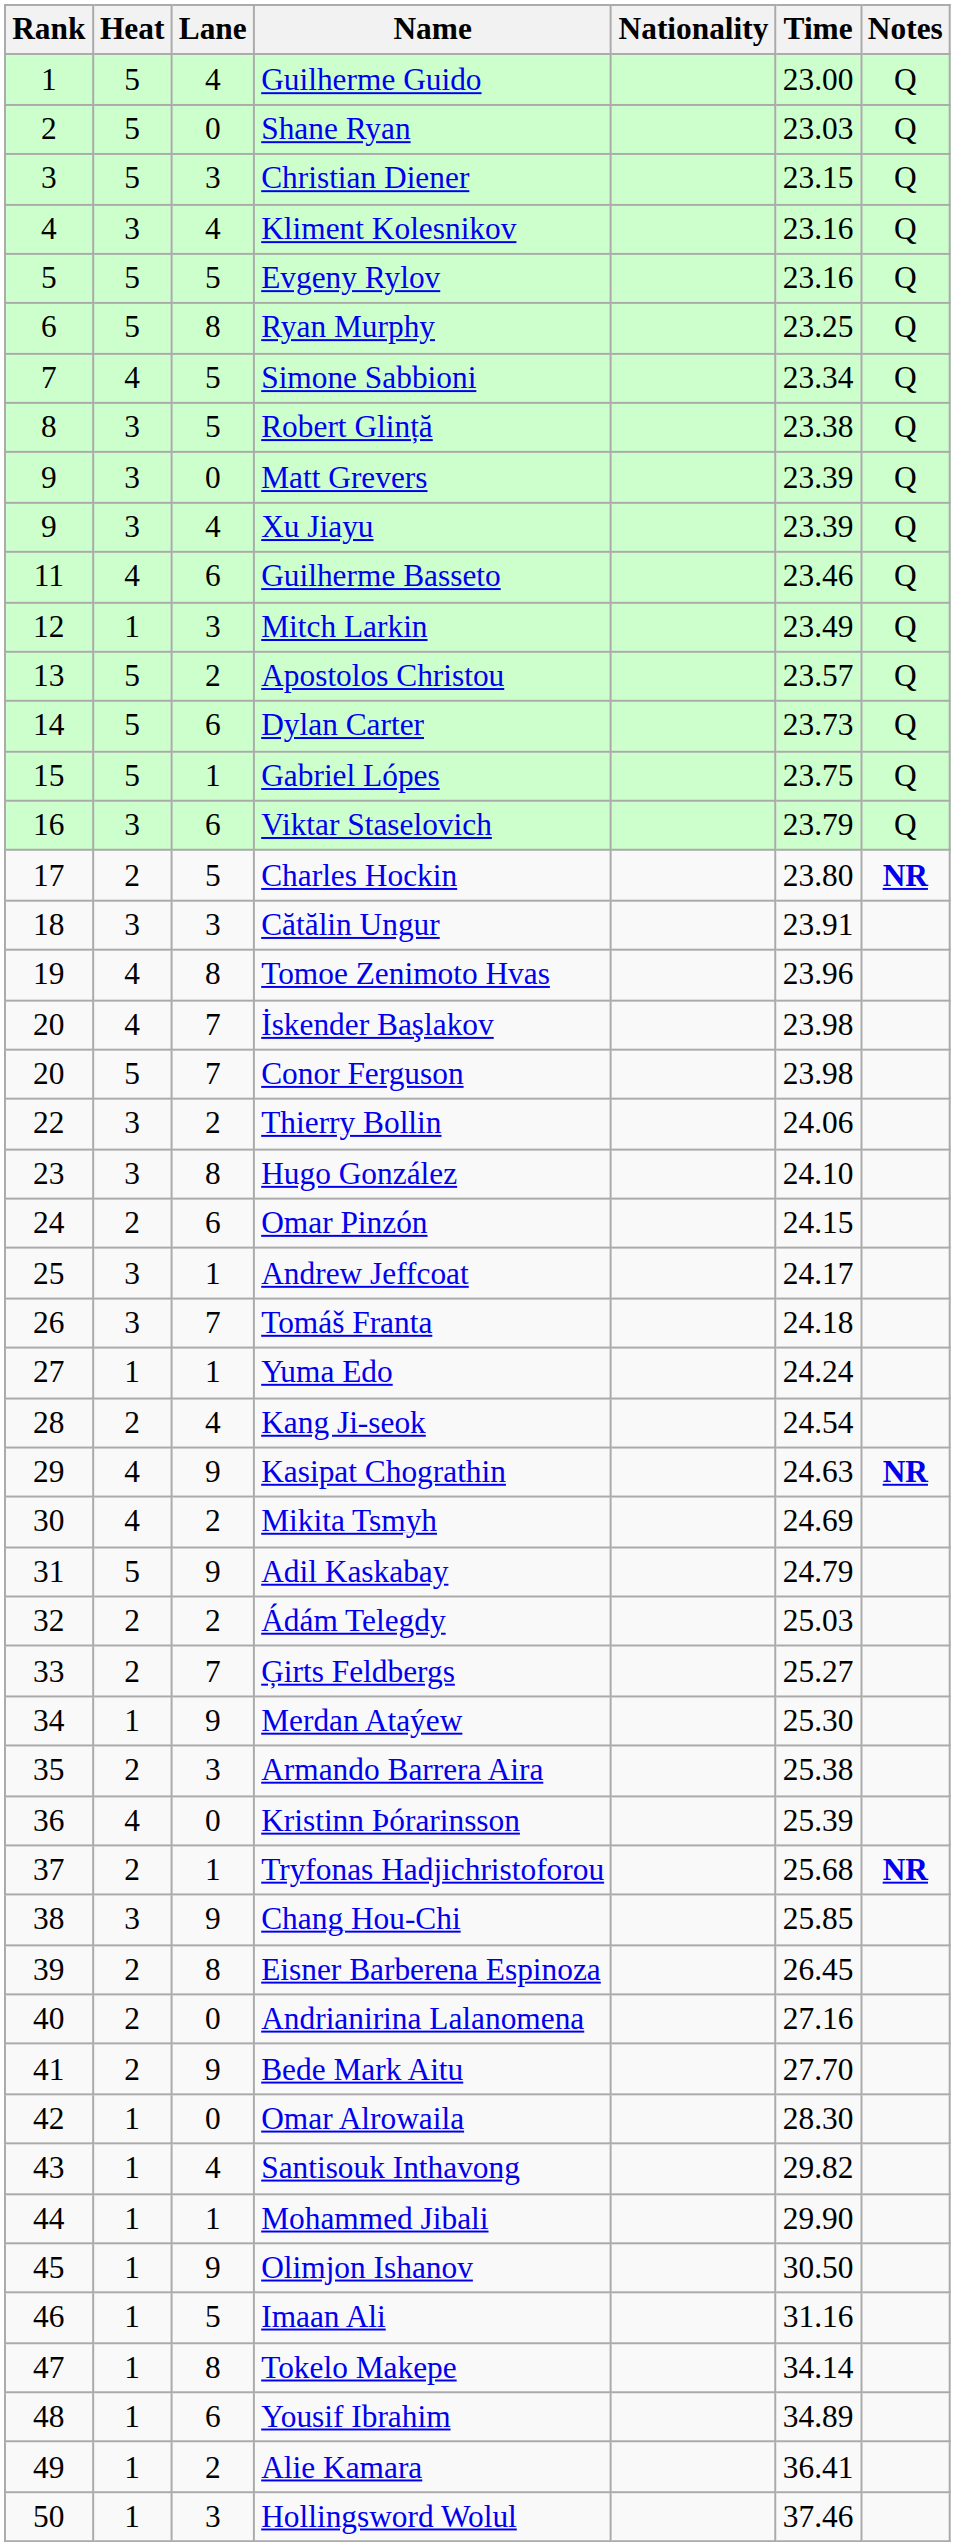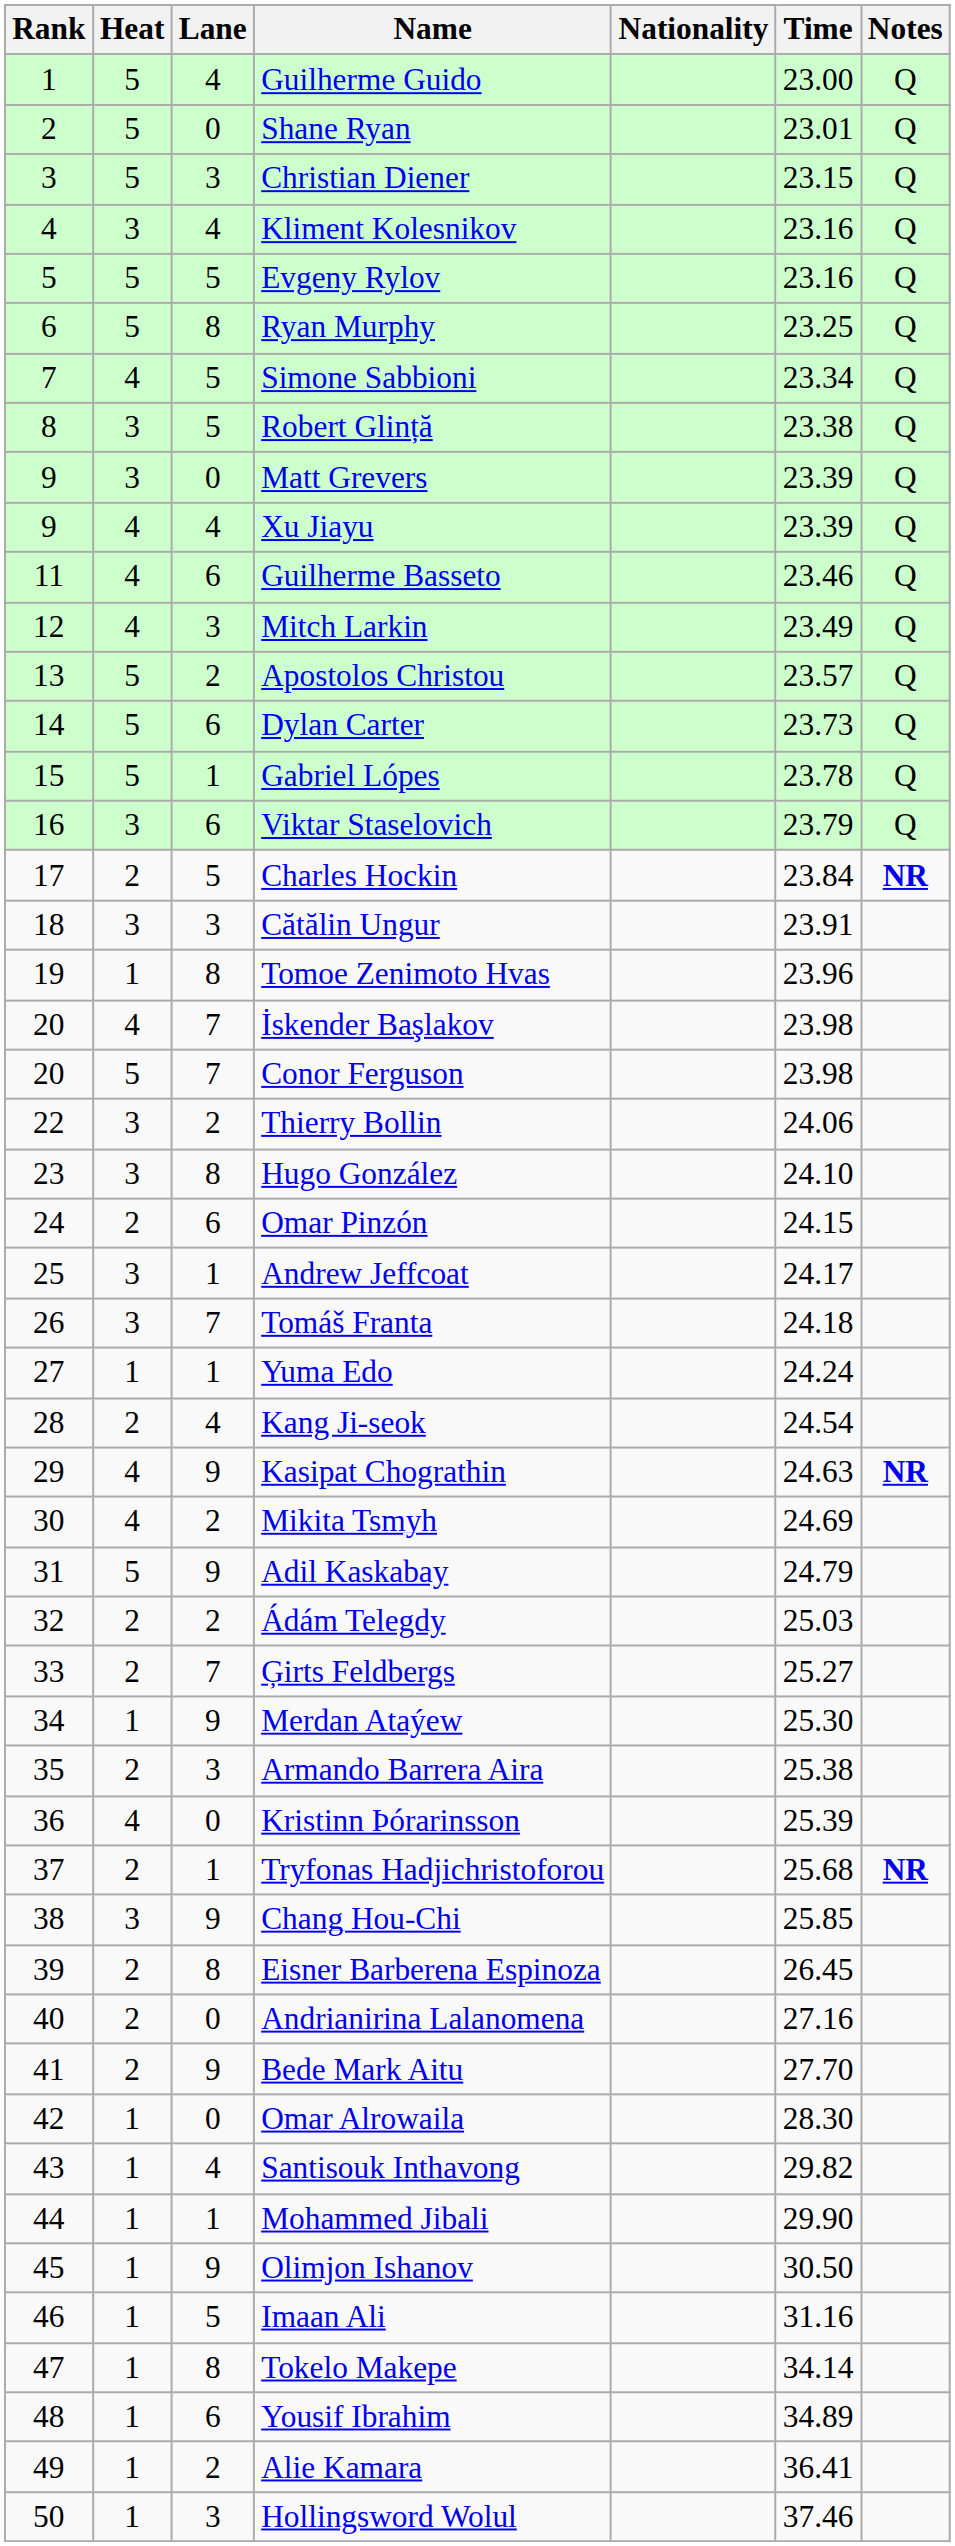(818, 128) 23.03 -> (818, 128) 23.01
(132, 526) 3 -> (132, 526) 4
(132, 626) 1 -> (132, 626) 4
(818, 775) 23.75 -> (818, 775) 23.78
(818, 874) 23.80 -> (818, 874) 23.84
(132, 974) 4 -> (132, 974) 1
